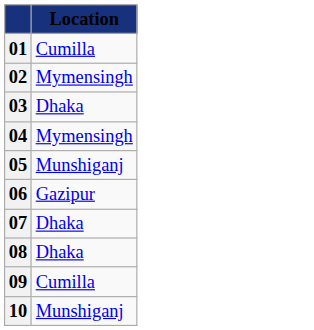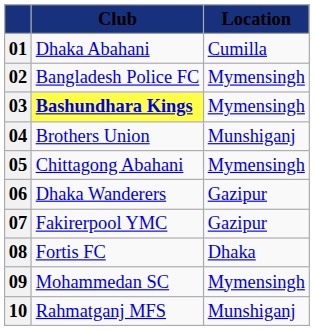+ column: (117, 19)
(60, 106) Dhaka -> (256, 106) Mymensingh
(84, 135) Mymensingh -> (252, 135) Munshiganj
(80, 164) Munshiganj -> (256, 164) Mymensingh
(60, 223) Dhaka -> (237, 223) Gazipur
(65, 281) Cumilla -> (256, 281) Mymensingh
